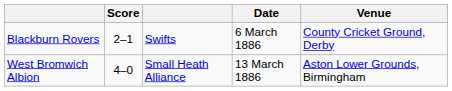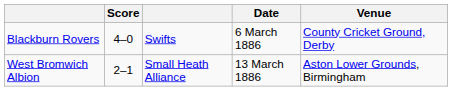(123, 38) 2–1 -> (123, 38) 4–0
(123, 70) 4–0 -> (123, 70) 2–1
